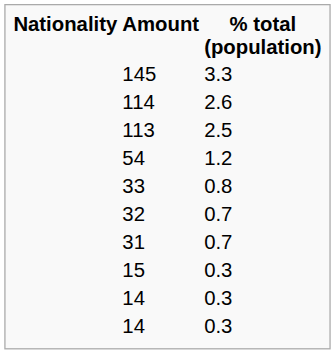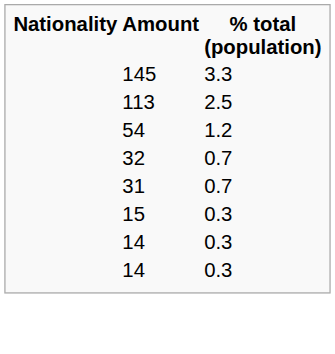- row: (139, 103)
- row: (134, 186)
